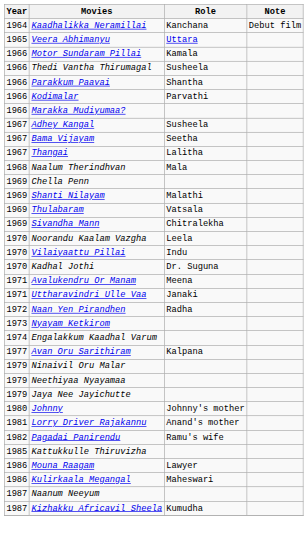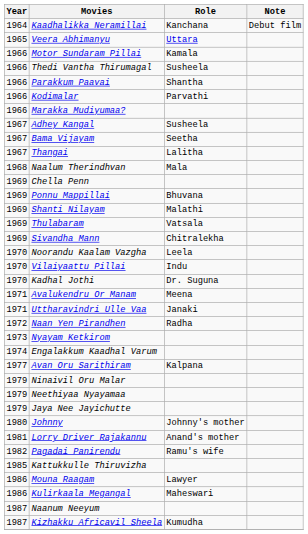+ row: (71, 196)
